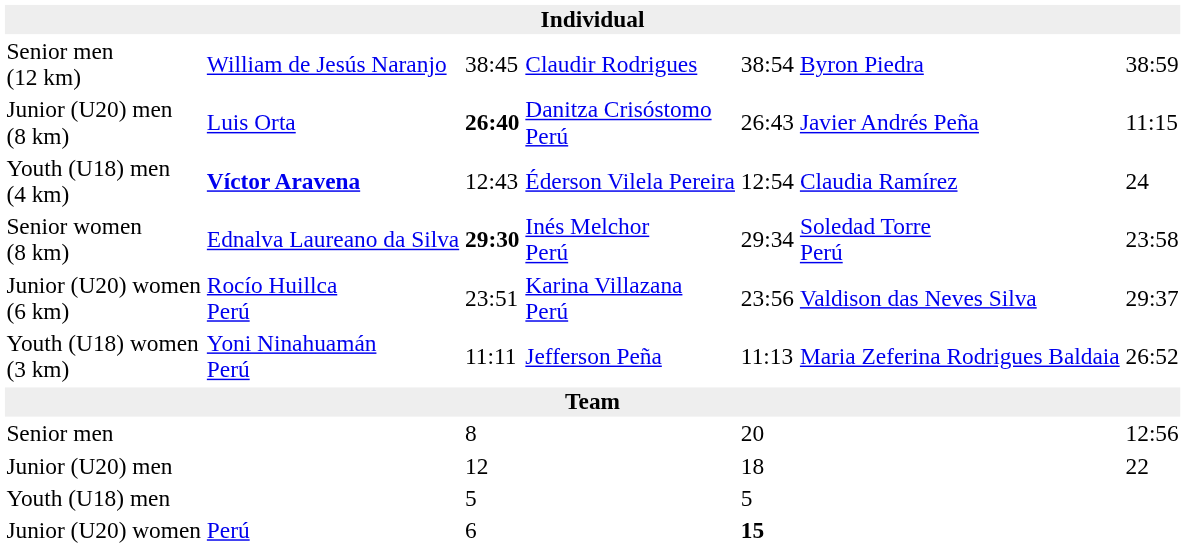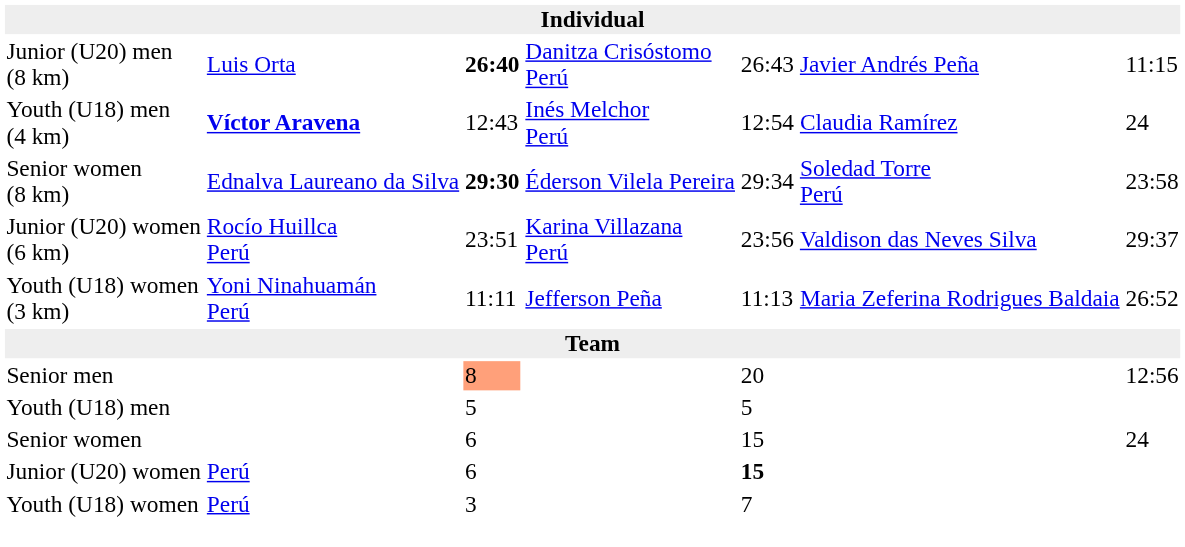- row: (60, 64)
(630, 181) Éderson Vilela Pereira -> (587, 122) Inés Melchor Perú
(587, 239) Inés Melchor Perú -> (630, 181) Éderson Vilela Pereira
(471, 433) no background -> (471, 375) lightsalmon background
- row: (89, 466)
+ row: (74, 439)
+ row: (103, 504)
